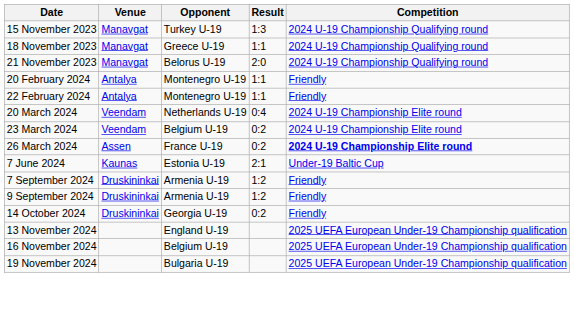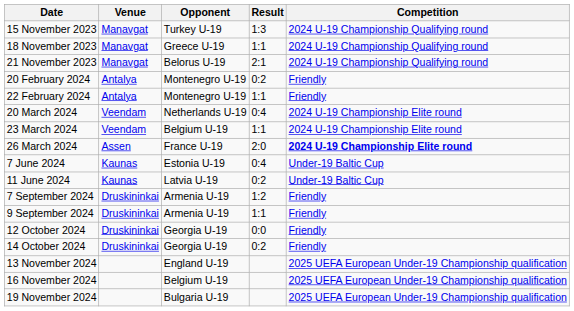(259, 63) 2:0 -> (259, 63) 2:1
(259, 79) 1:1 -> (259, 79) 0:2
(259, 130) 0:2 -> (259, 130) 1:1
(259, 146) 0:2 -> (259, 146) 2:0
(259, 163) 2:1 -> (259, 163) 0:4
+ row: (38, 180)
(259, 197) 1:2 -> (259, 213) 1:1
+ row: (46, 230)
